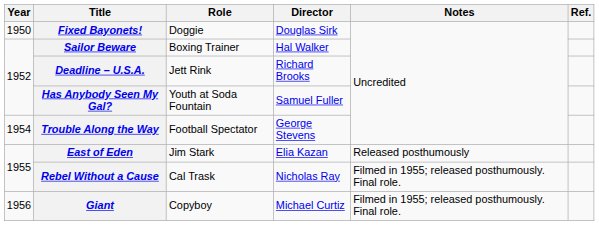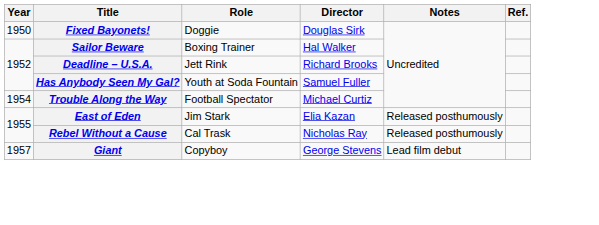(296, 130) George Stevens -> (337, 99) Michael Curtiz
(449, 176) Filmed in 1955; released posthumously. Final role. -> (445, 133) Released posthumously
(19, 206) 1956 -> (19, 151) 1957
(310, 206) Michael Curtiz -> (342, 151) George Stevens
(449, 206) Filmed in 1955; released posthumously. Final role. -> (424, 151) Lead film debut
